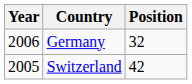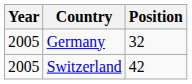(24, 41) 2006 -> (24, 41) 2005
